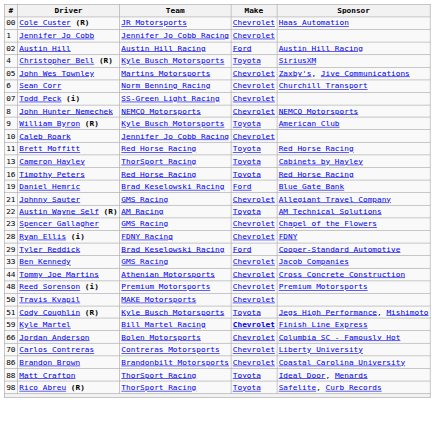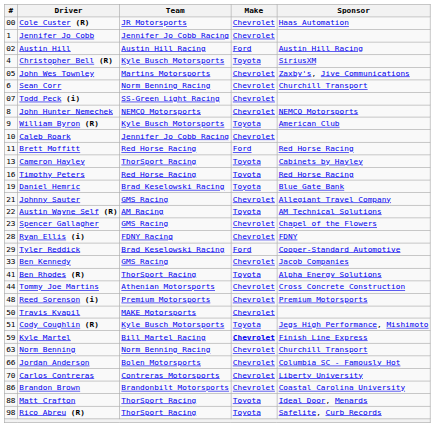(247, 149) Toyota -> (242, 149) Ford
(242, 187) Ford -> (247, 187) Toyota
+ row: (52, 275)
+ row: (47, 350)
